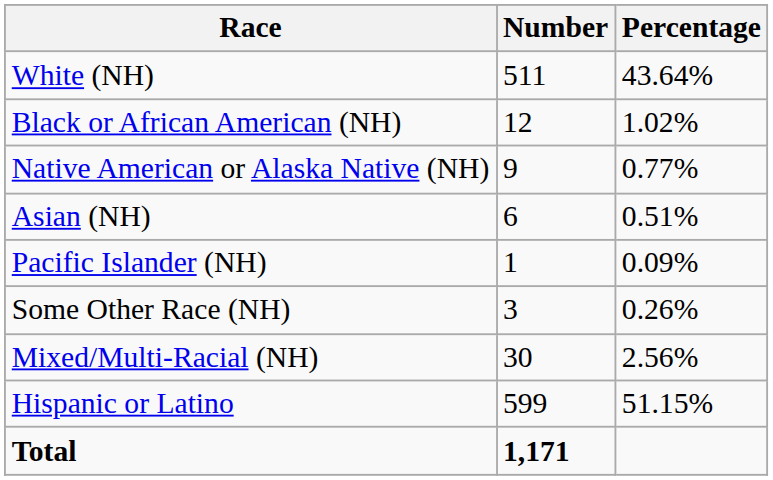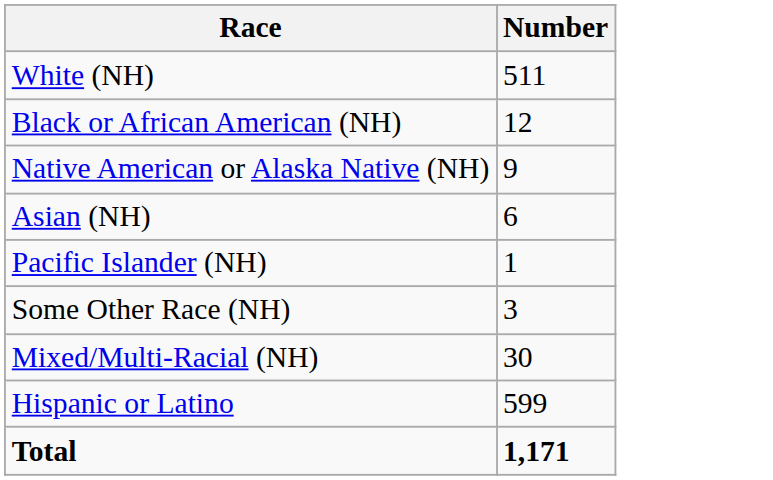- column: (691, 27)
